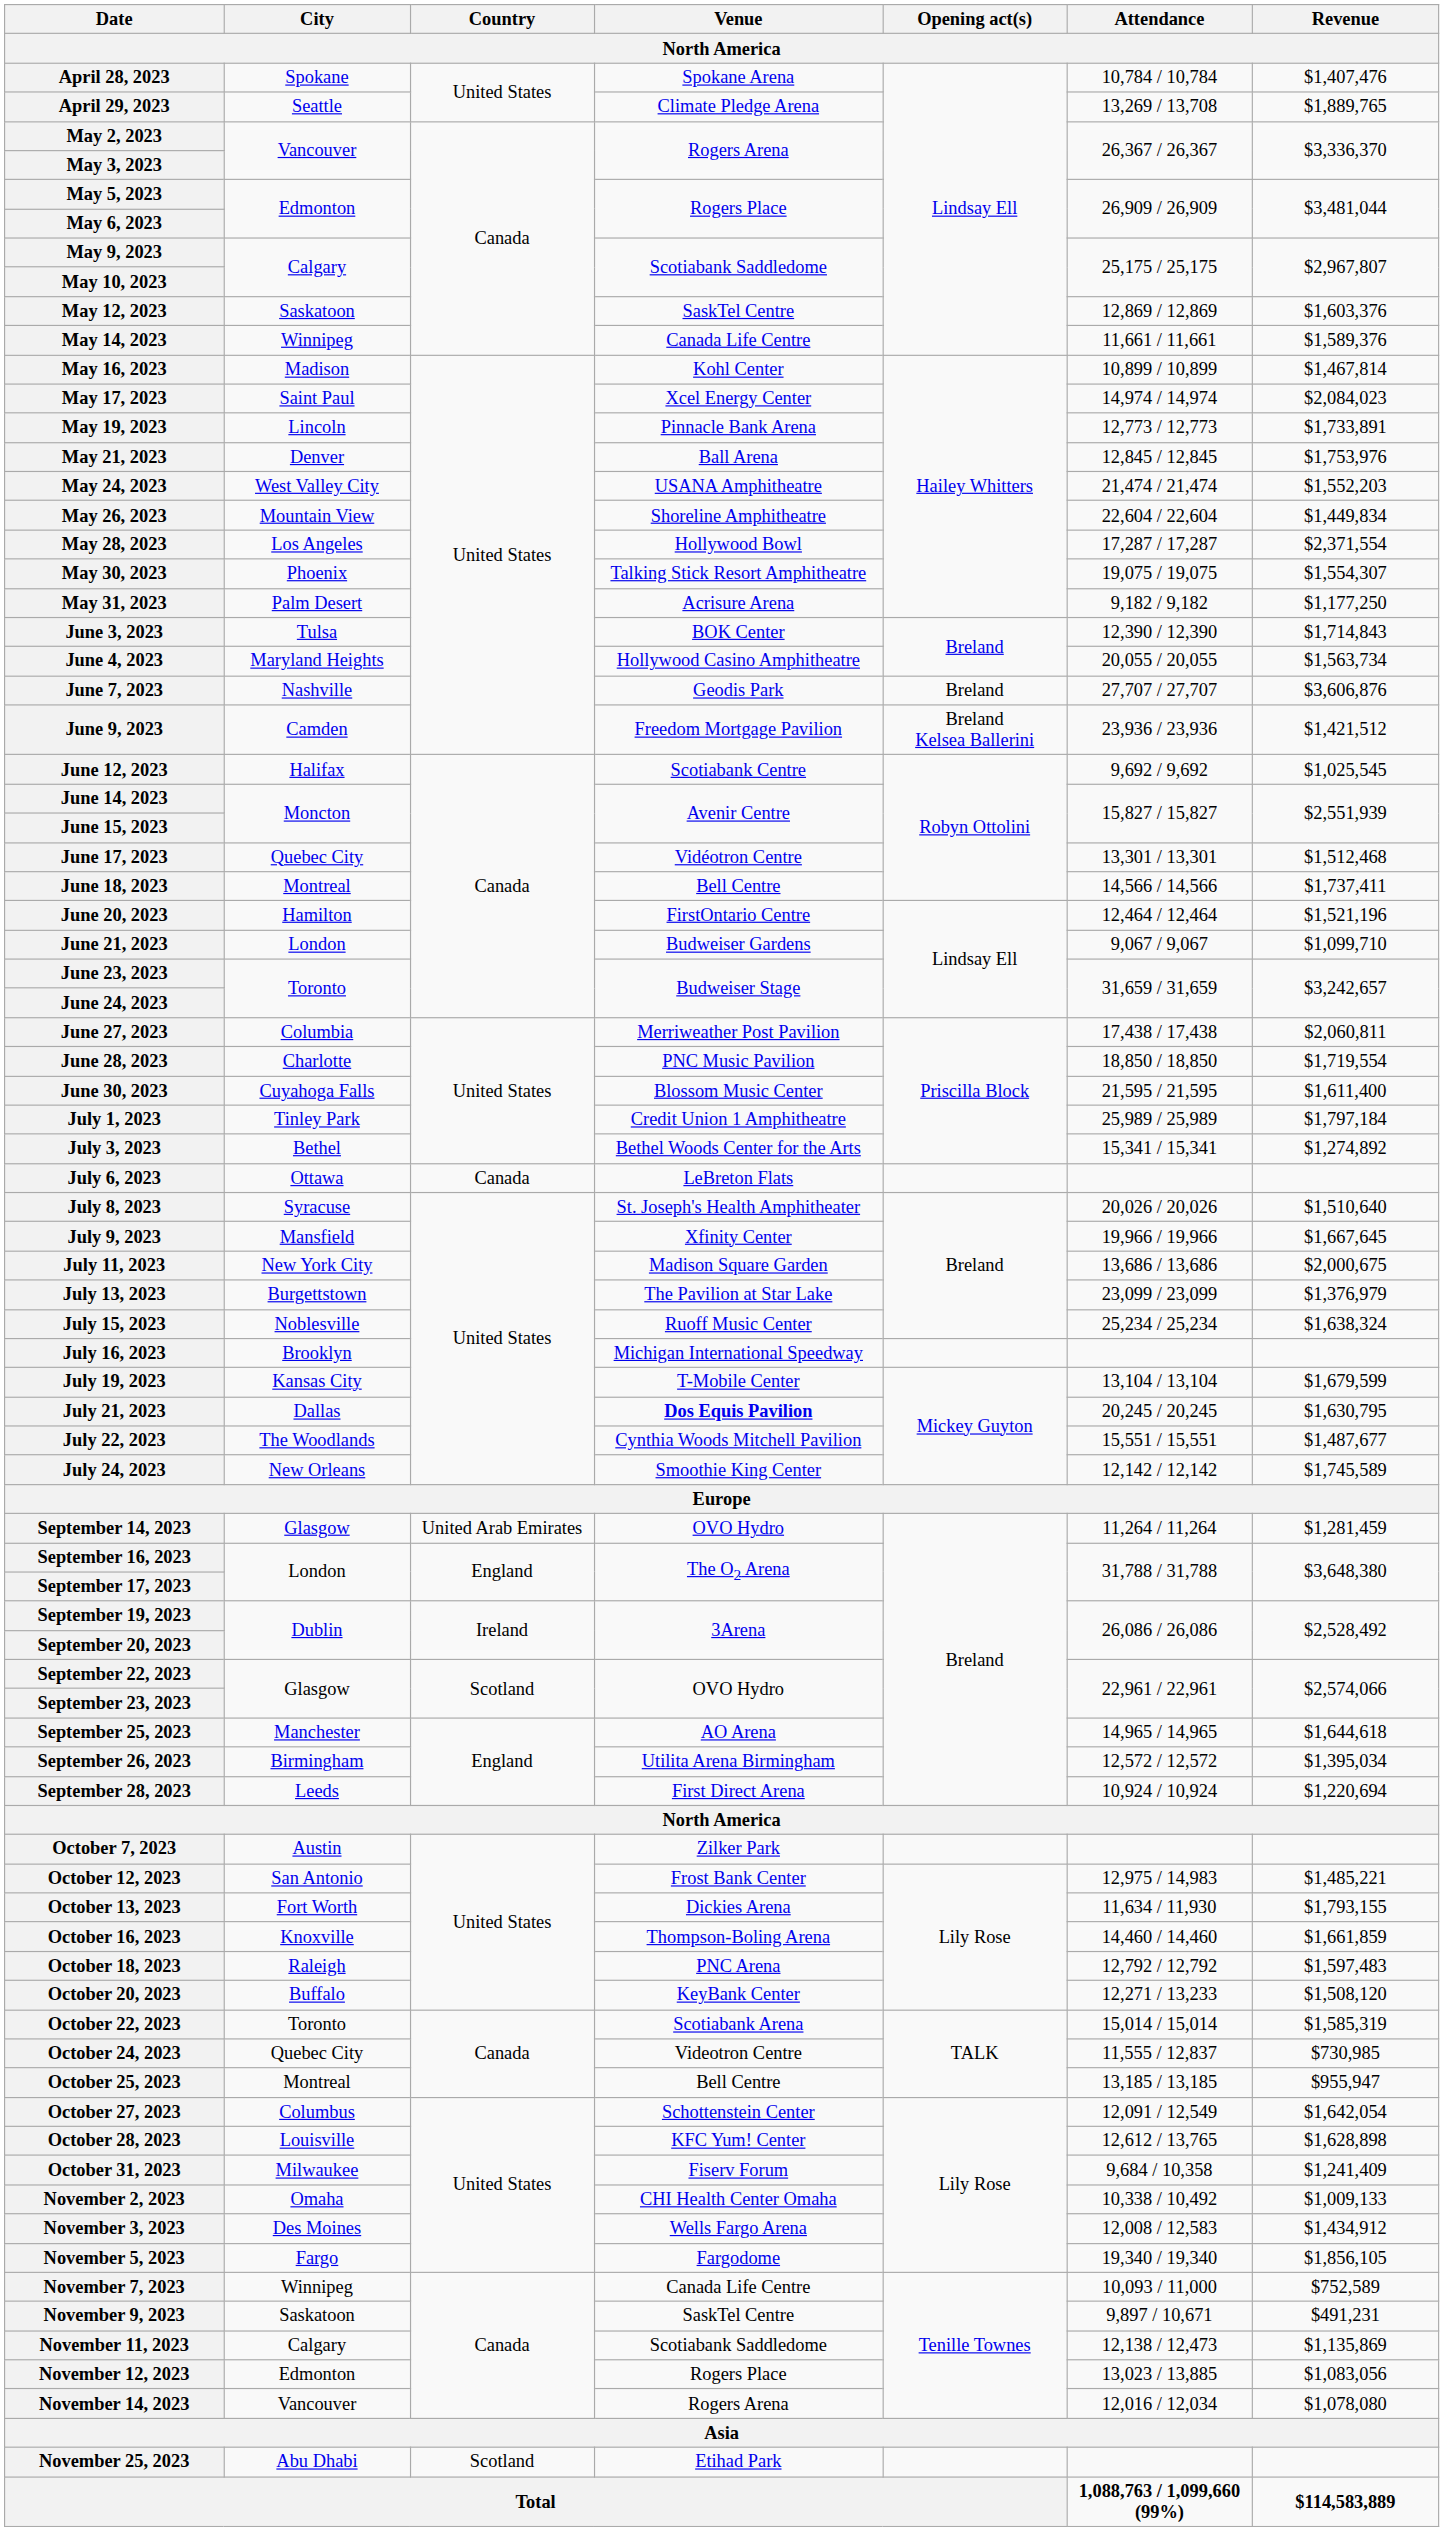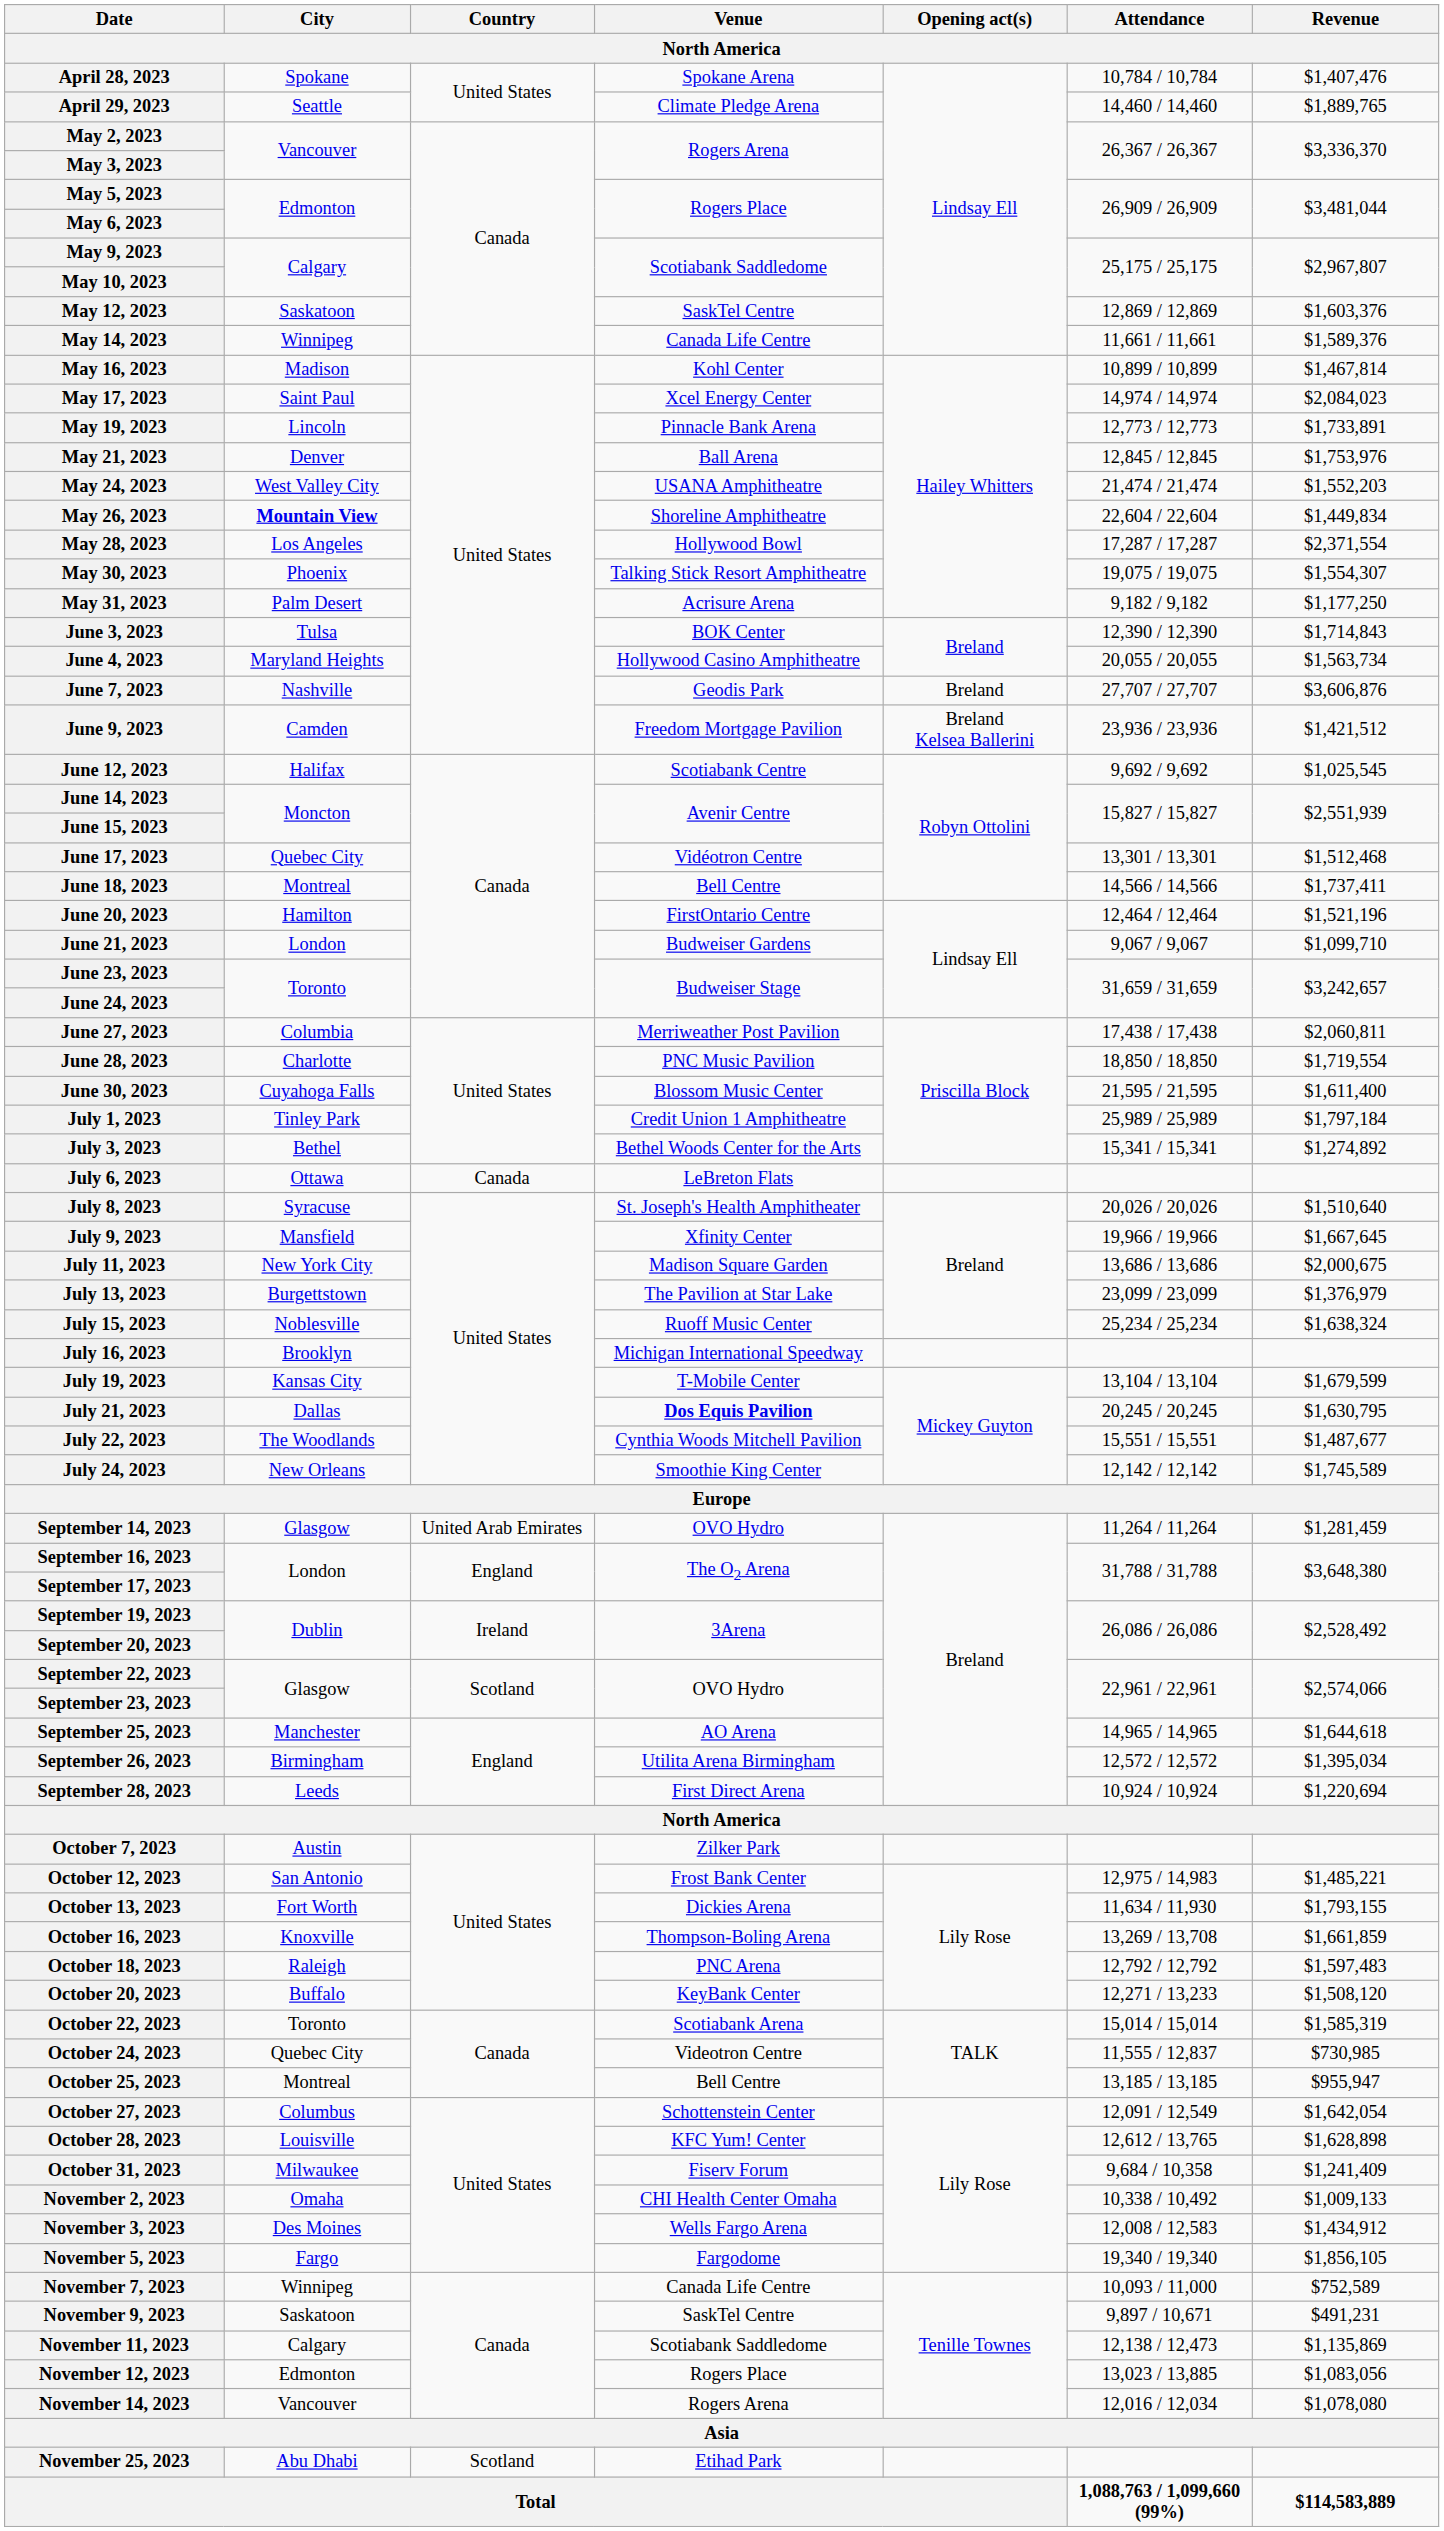(1159, 106) 13,269 / 13,708 -> (1159, 106) 14,460 / 14,460
(317, 515) normal -> (317, 515) bold
(1159, 1936) 14,460 / 14,460 -> (1159, 1936) 13,269 / 13,708
